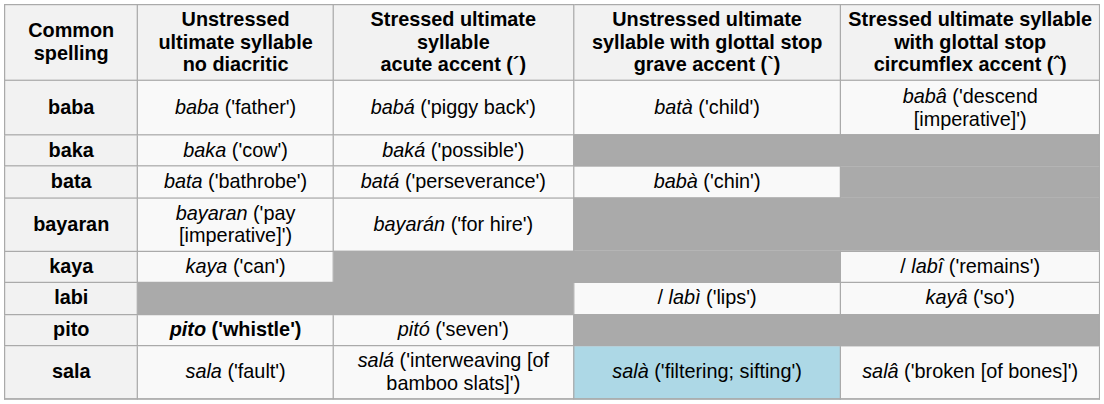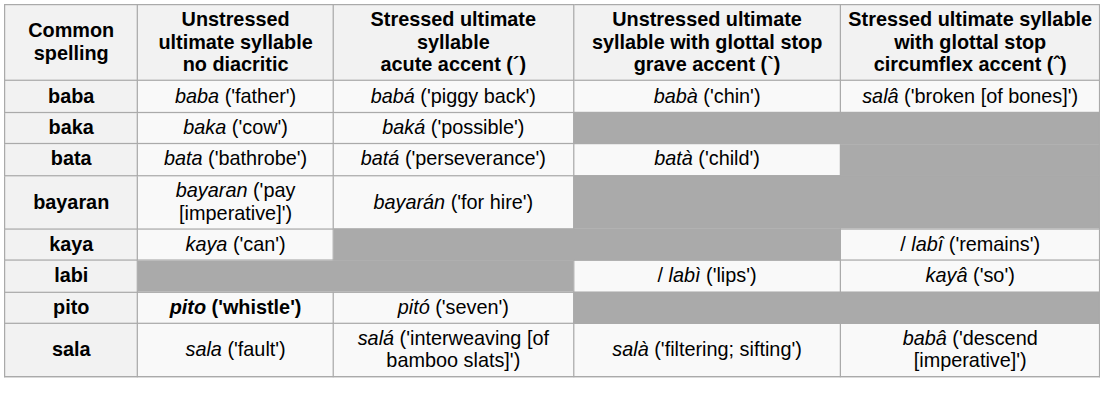(707, 107) batà ('child') -> (707, 96) babà ('chin')
(970, 107) babâ ('descend [imperative]') -> (970, 96) salâ ('broken [of bones]')
(707, 181) babà ('chin') -> (707, 159) batà ('child')
(707, 372) lightblue background -> (707, 350) no background
(970, 372) salâ ('broken [of bones]') -> (970, 350) babâ ('descend [imperative]')
